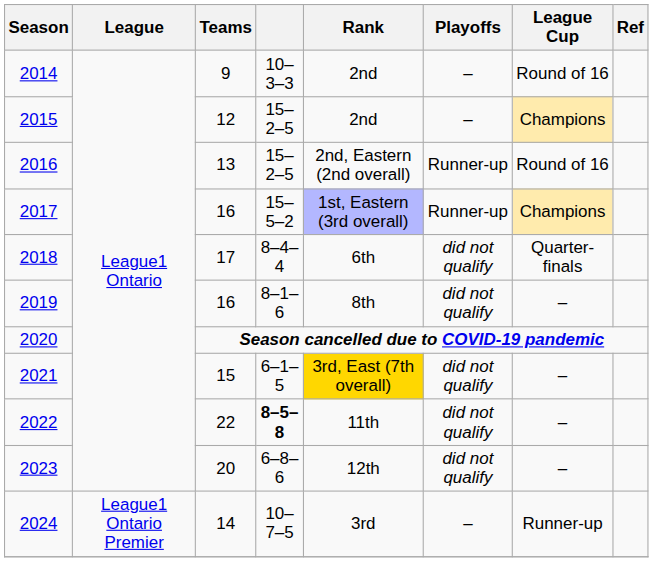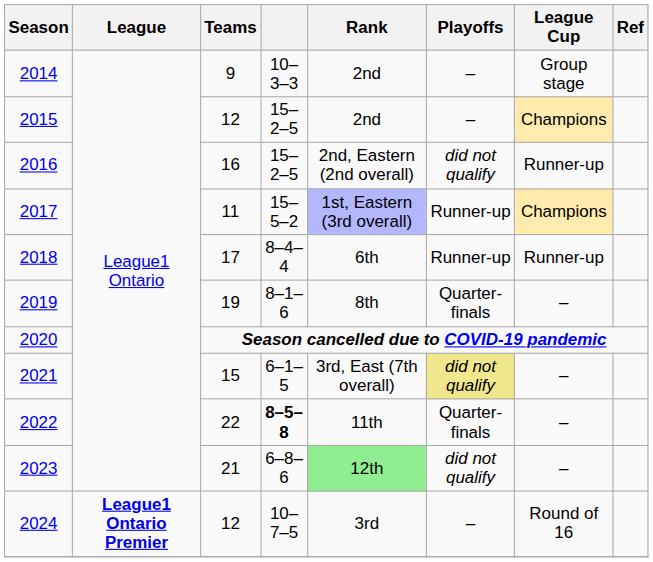(563, 73) Round of 16 -> (564, 73) Group stage
(226, 165) 13 -> (230, 165) 16
(468, 165) Runner-up -> (471, 165) did not qualify
(563, 165) Round of 16 -> (564, 165) Runner-up
(226, 211) 16 -> (230, 211) 11
(468, 257) did not qualify -> (471, 257) Runner-up
(563, 257) Quarter-finals -> (564, 257) Runner-up
(226, 303) 16 -> (230, 303) 19
(468, 303) did not qualify -> (471, 303) Quarter-finals
(363, 376) gold background -> (367, 376) no background
(468, 376) no background -> (471, 376) khaki background
(468, 422) did not qualify -> (471, 422) Quarter-finals
(226, 468) 20 -> (230, 468) 21
(363, 468) no background -> (367, 468) lightgreen background
(134, 523) normal -> (136, 523) bold
(226, 523) 14 -> (230, 523) 12
(563, 523) Runner-up -> (564, 523) Round of 16
